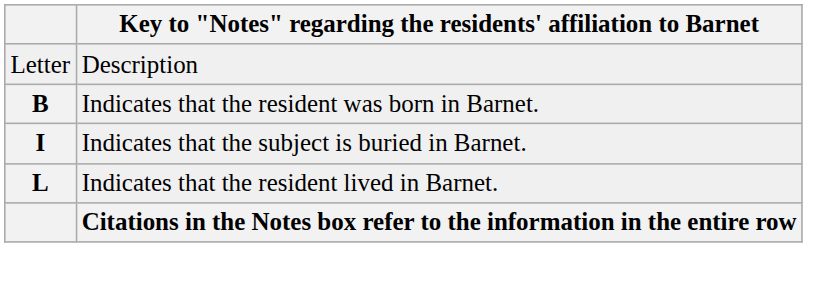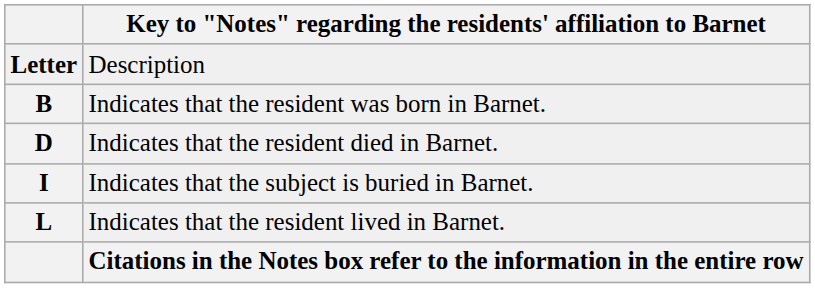(40, 63) normal -> (44, 63) bold
+ row: (293, 143)
